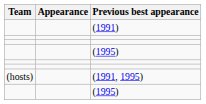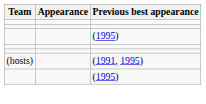- row: (20, 28)
